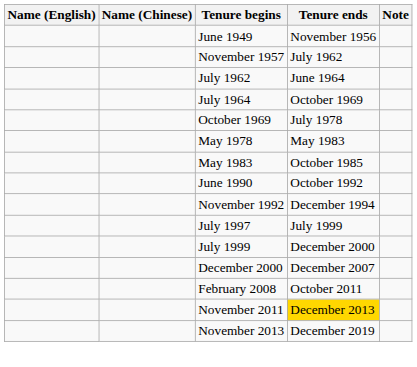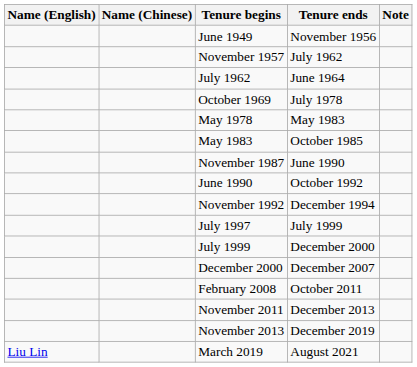- row: (224, 99)
+ row: (241, 162)
(333, 309) gold background -> (333, 309) no background
+ row: (231, 352)
